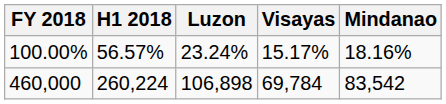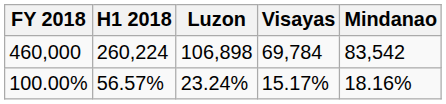rows swapped: (45, 83) <-> (48, 51)
